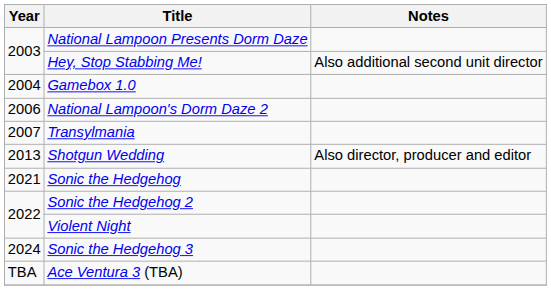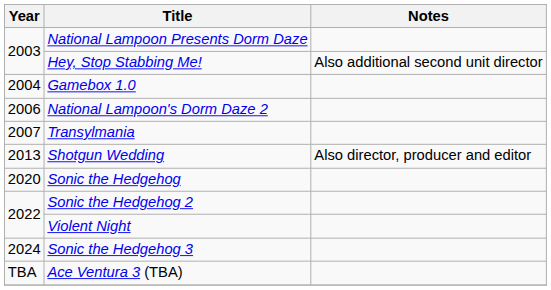(24, 179) 2021 -> (24, 179) 2020
